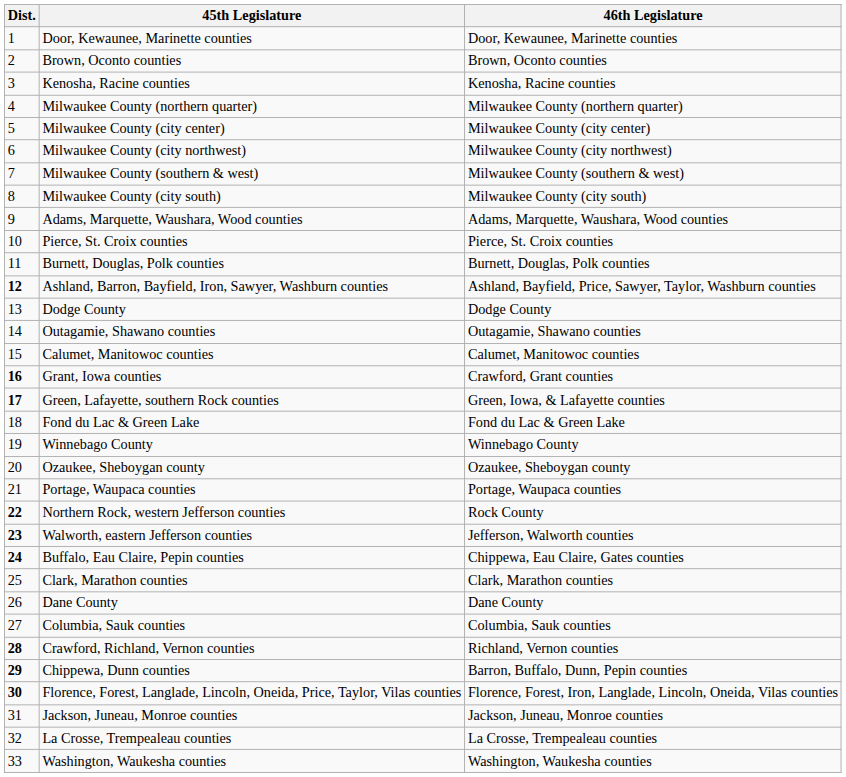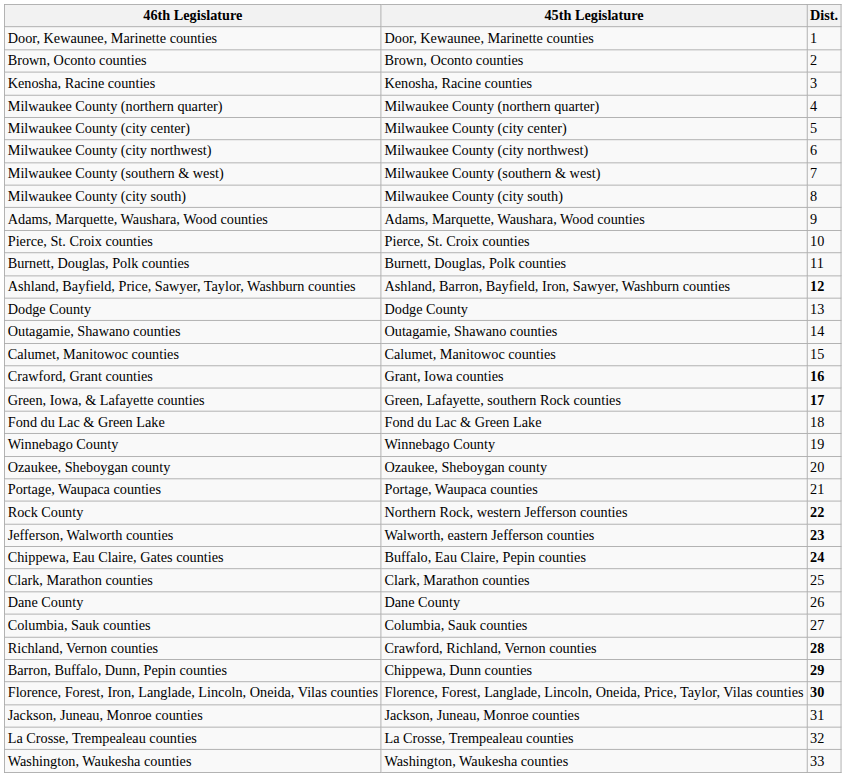columns swapped: (22, 15) <-> (653, 15)
